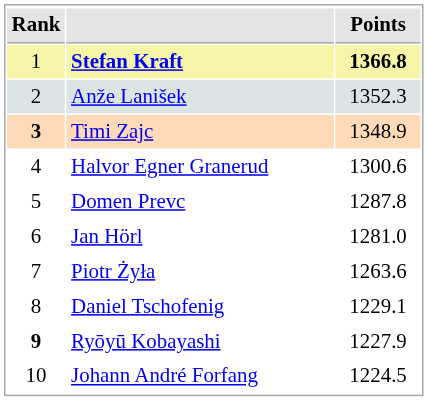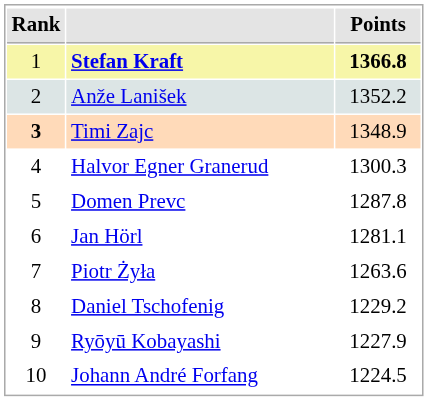(378, 96) 1352.3 -> (378, 96) 1352.2
(378, 166) 1300.6 -> (378, 166) 1300.3
(378, 236) 1281.0 -> (378, 236) 1281.1
(378, 306) 1229.1 -> (378, 306) 1229.2
(36, 341) bold -> (36, 341) normal
